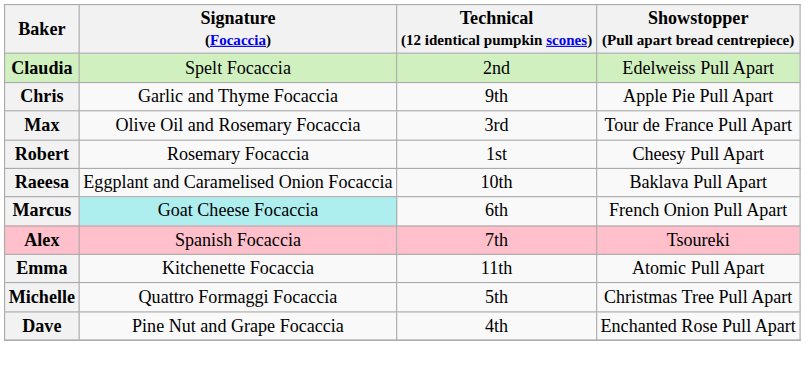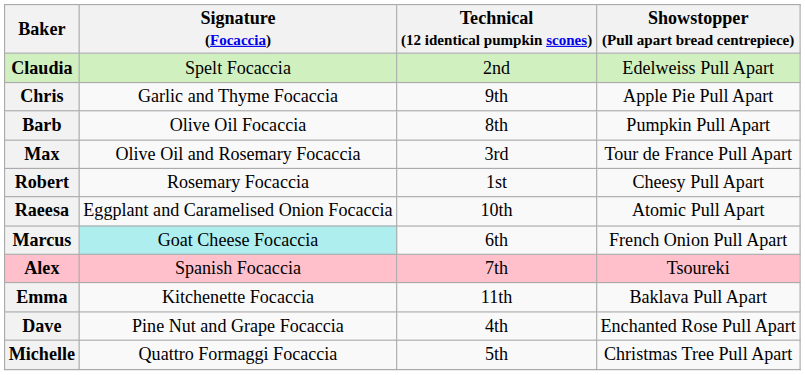+ row: (42, 125)
(698, 182) Baklava Pull Apart -> (698, 211) Atomic Pull Apart
(698, 268) Atomic Pull Apart -> (698, 297) Baklava Pull Apart
rows swapped: (42, 297) <-> (42, 325)
